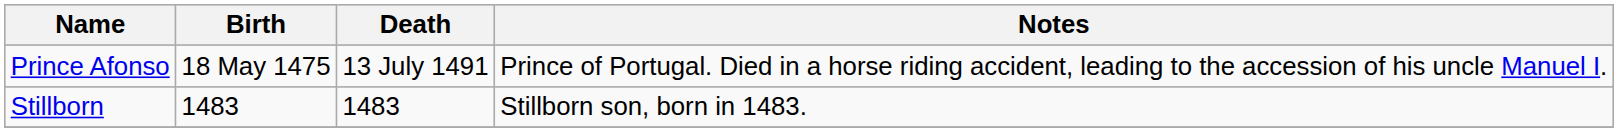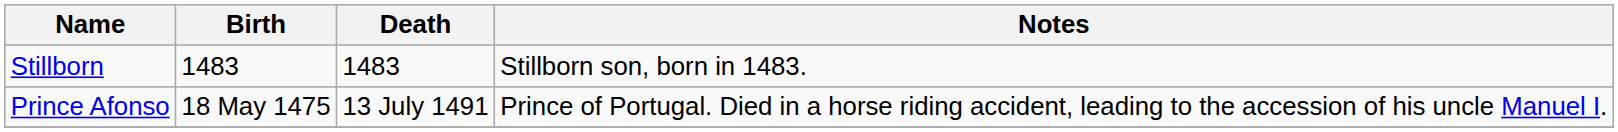rows swapped: (90, 65) <-> (57, 106)
